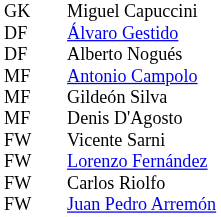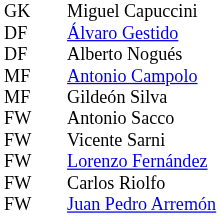- row: (125, 118)
+ row: (121, 118)
